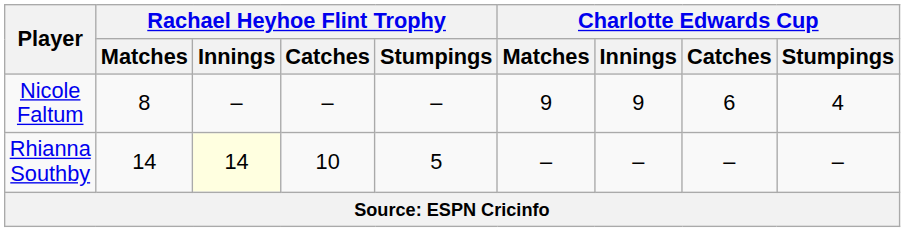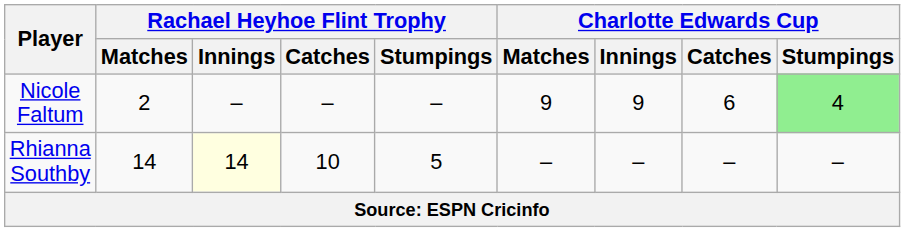(144, 103) 8 -> (144, 103) 2
(838, 103) no background -> (838, 103) lightgreen background
